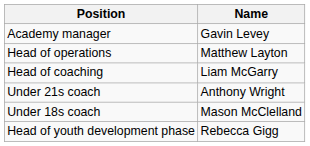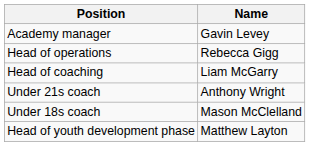(244, 53) Matthew Layton -> (240, 53) Rebecca Gigg
(240, 131) Rebecca Gigg -> (244, 131) Matthew Layton
